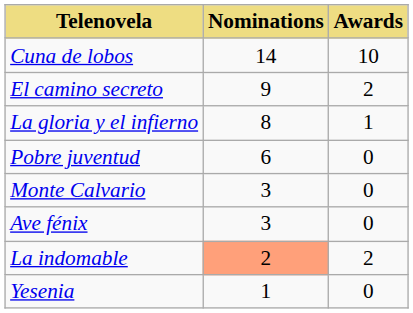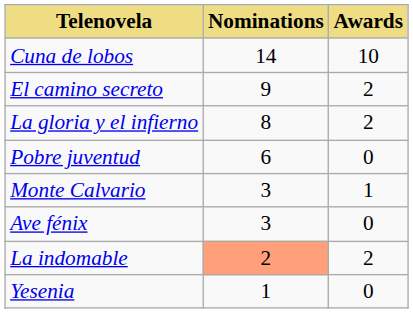(368, 122) 1 -> (368, 122) 2
(368, 190) 0 -> (368, 190) 1
